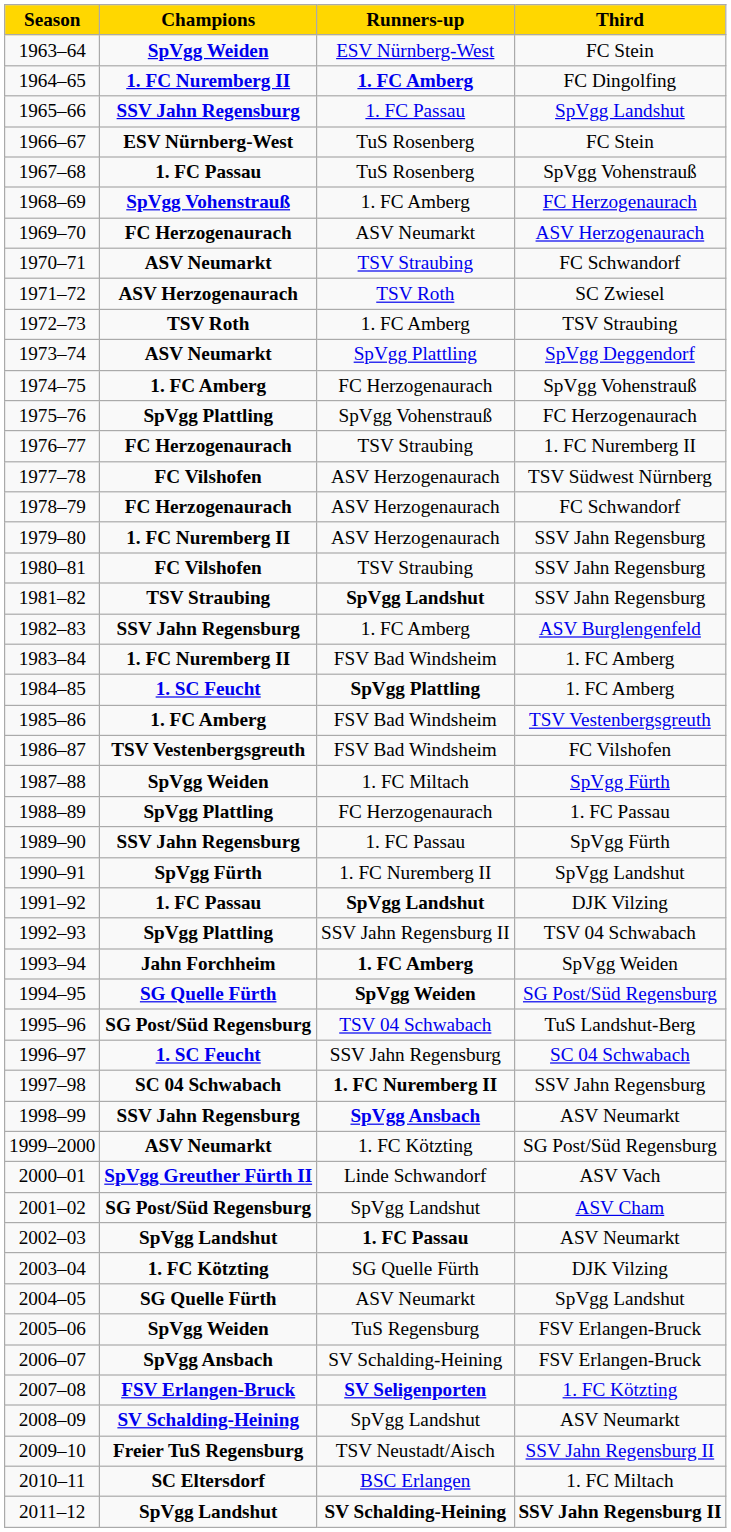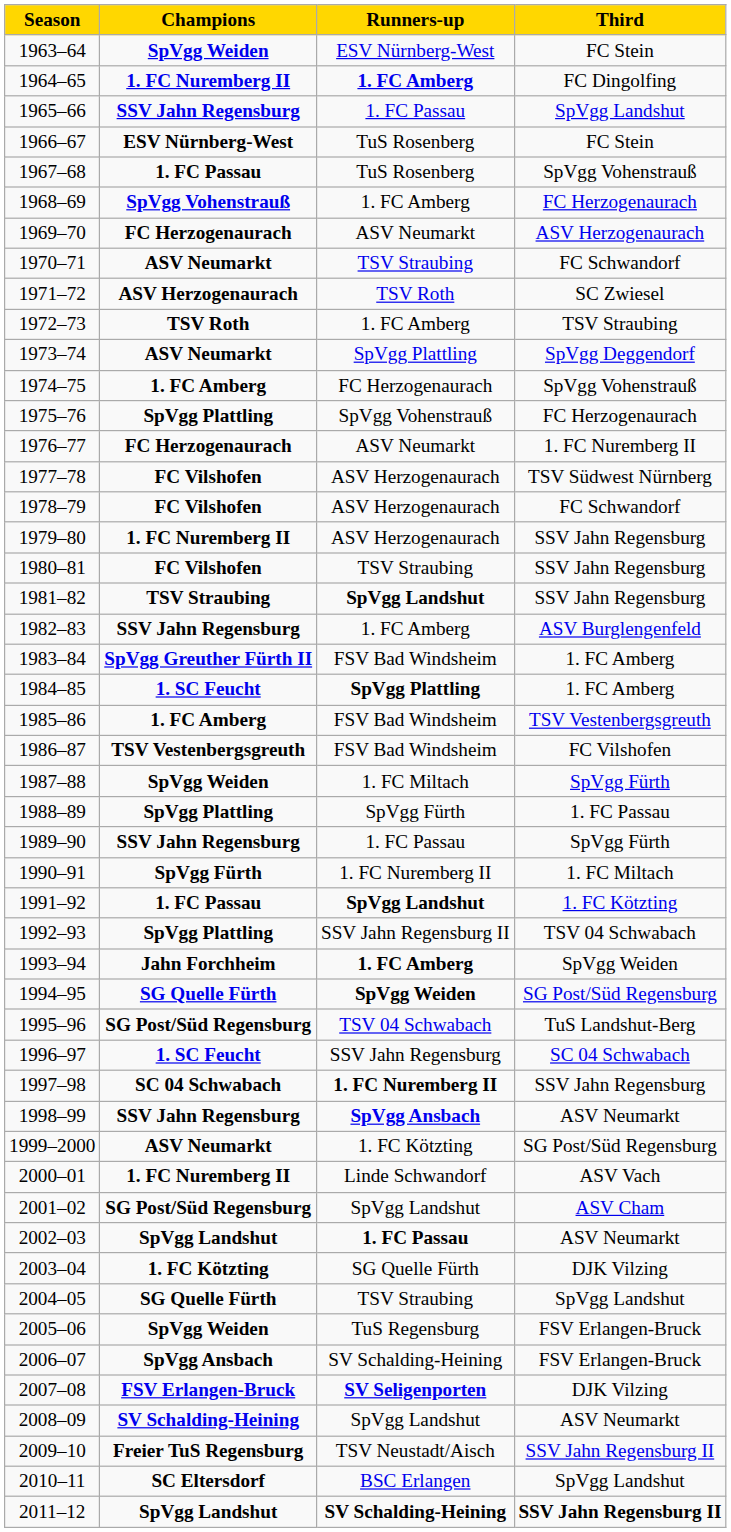(415, 446) TSV Straubing -> (415, 446) ASV Neumarkt
(208, 506) FC Herzogenaurach -> (208, 506) FC Vilshofen
(208, 659) 1. FC Nuremberg II -> (208, 659) SpVgg Greuther Fürth II
(415, 811) FC Herzogenaurach -> (415, 811) SpVgg Fürth
(620, 872) SpVgg Landshut -> (620, 872) 1. FC Miltach
(620, 902) DJK Vilzing -> (620, 902) 1. FC Kötzting
(208, 1176) SpVgg Greuther Fürth II -> (208, 1176) 1. FC Nuremberg II
(415, 1298) ASV Neumarkt -> (415, 1298) TSV Straubing
(620, 1389) 1. FC Kötzting -> (620, 1389) DJK Vilzing
(620, 1481) 1. FC Miltach -> (620, 1481) SpVgg Landshut
